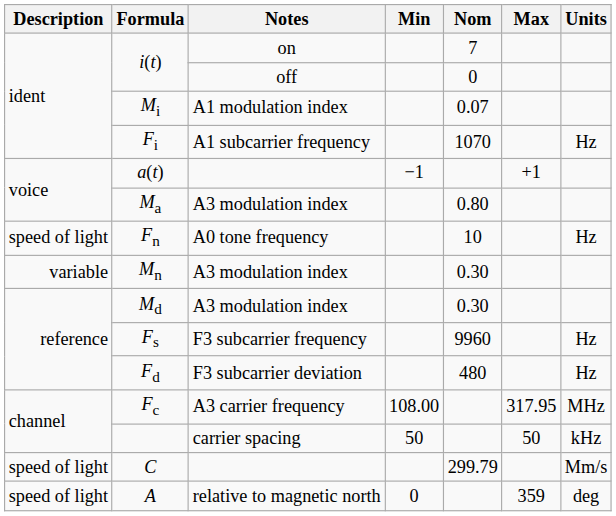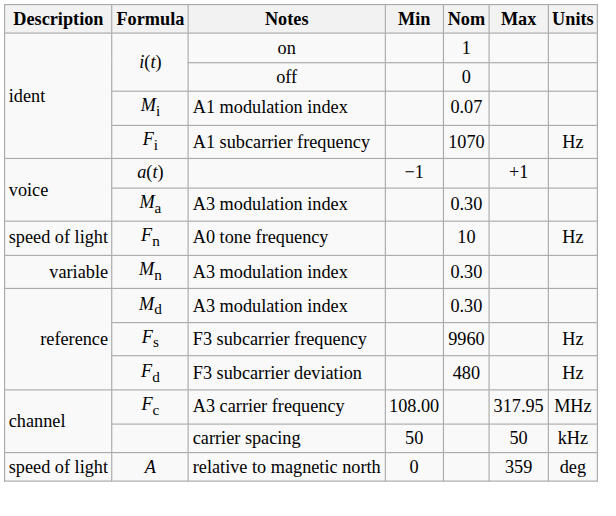(473, 47) 7 -> (466, 47) 1
(473, 204) 0.80 -> (466, 204) 0.30
- row: (150, 466)
